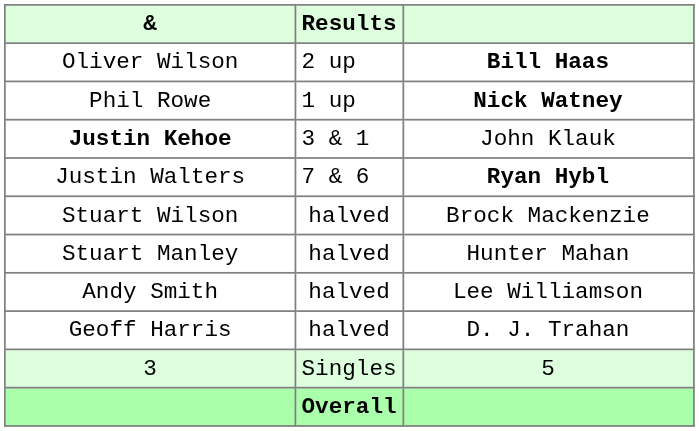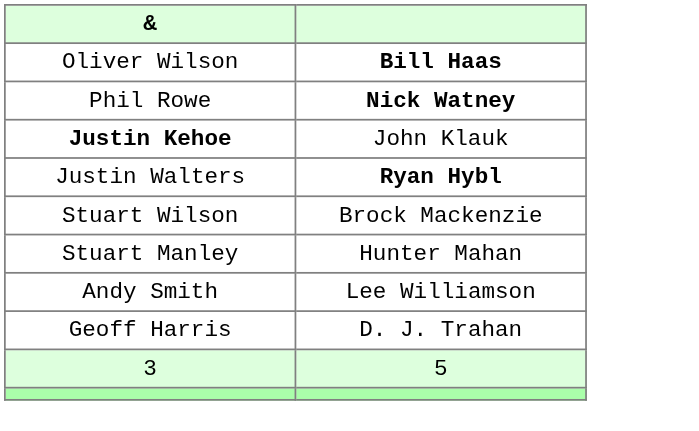- column: (349, 24)
